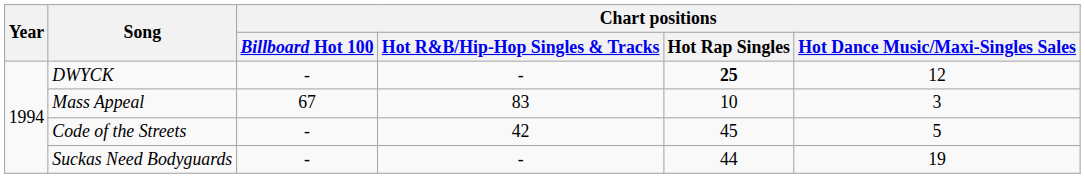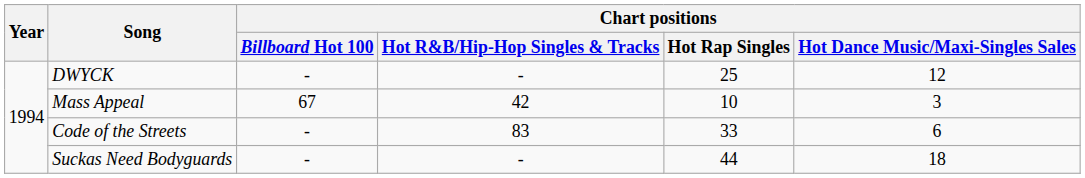(729, 74) bold -> (729, 74) normal
(521, 103) 83 -> (521, 103) 42
(521, 131) 42 -> (521, 131) 83
(729, 131) 45 -> (729, 131) 33
(937, 131) 5 -> (937, 131) 6
(937, 159) 19 -> (937, 159) 18
